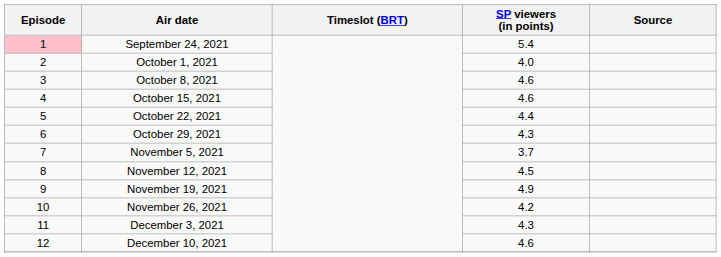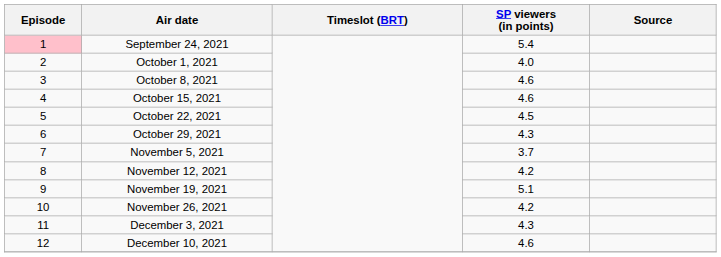(526, 117) 4.4 -> (526, 117) 4.5
(526, 171) 4.5 -> (526, 171) 4.2
(526, 189) 4.9 -> (526, 189) 5.1
